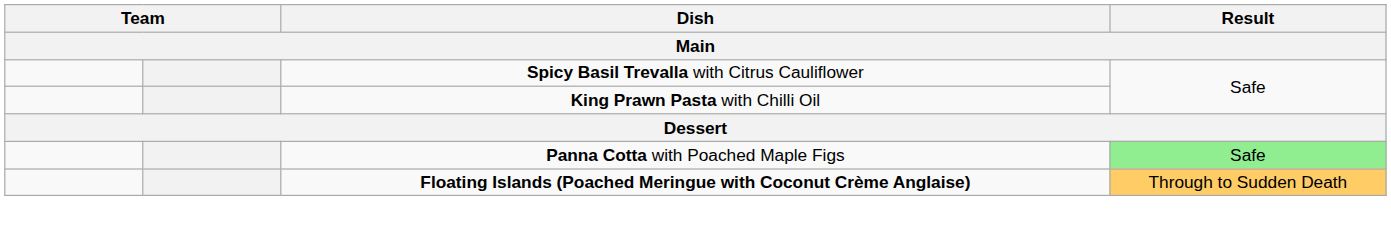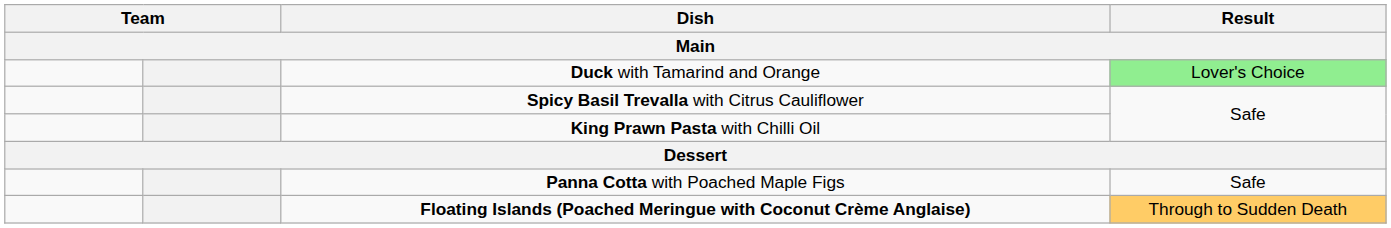+ row: (695, 73)
(1248, 155) lightgreen background -> (1248, 182) no background
